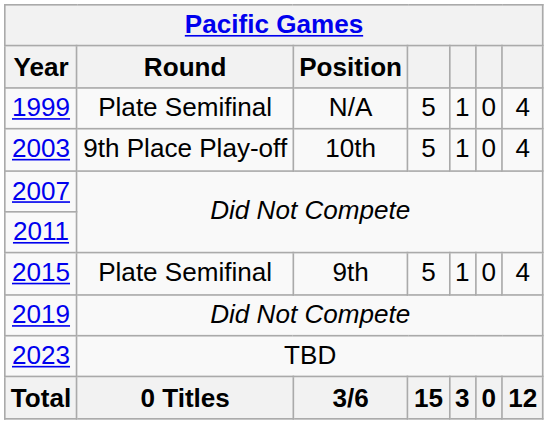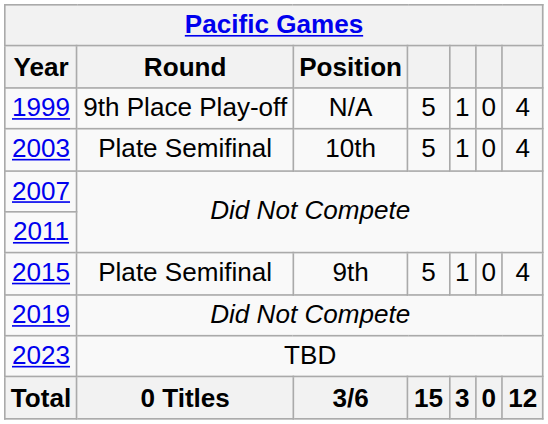(185, 107) Plate Semifinal -> (185, 107) 9th Place Play-off
(185, 149) 9th Place Play-off -> (185, 149) Plate Semifinal
